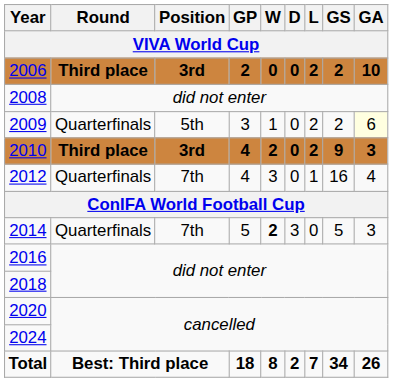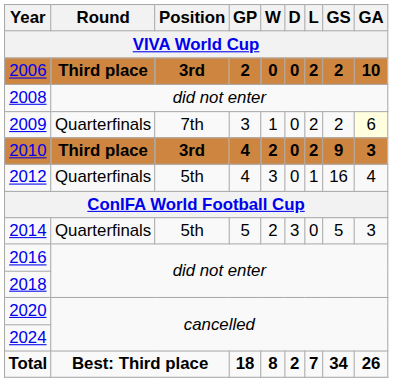(192, 124) 5th -> (192, 124) 7th
(192, 177) 7th -> (192, 177) 5th
(192, 230) 7th -> (192, 230) 5th
(273, 230) bold -> (273, 230) normal
